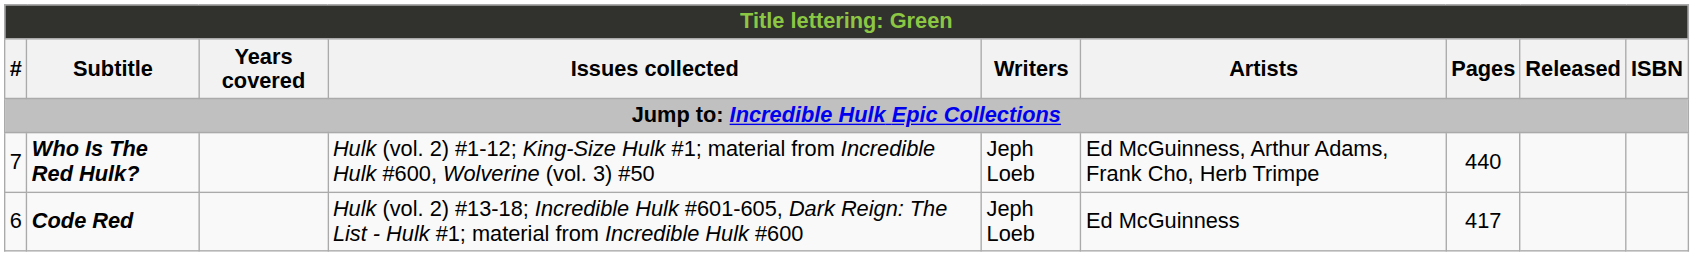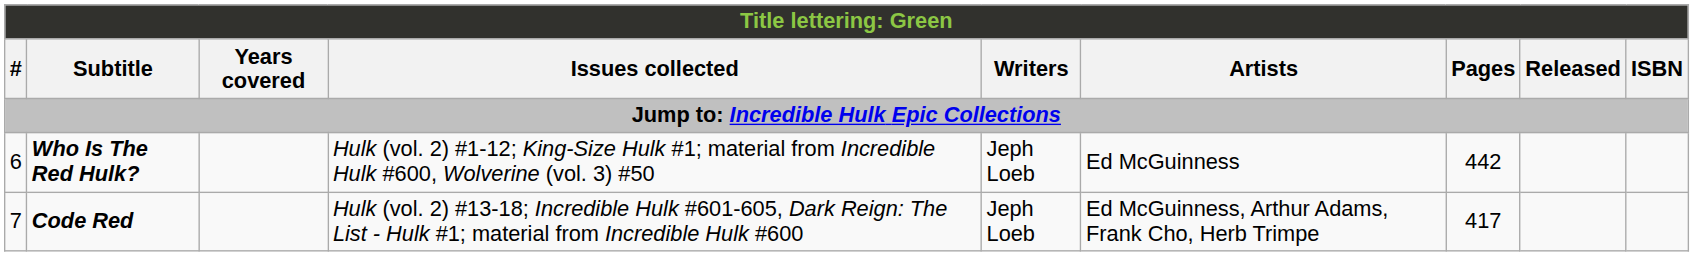(16, 162) 7 -> (16, 162) 6
(1237, 162) Ed McGuinness, Arthur Adams, Frank Cho, Herb Trimpe -> (1163, 162) Ed McGuinness
(1483, 162) 440 -> (1483, 162) 442
(16, 220) 6 -> (16, 220) 7
(1163, 220) Ed McGuinness -> (1237, 220) Ed McGuinness, Arthur Adams, Frank Cho, Herb Trimpe
